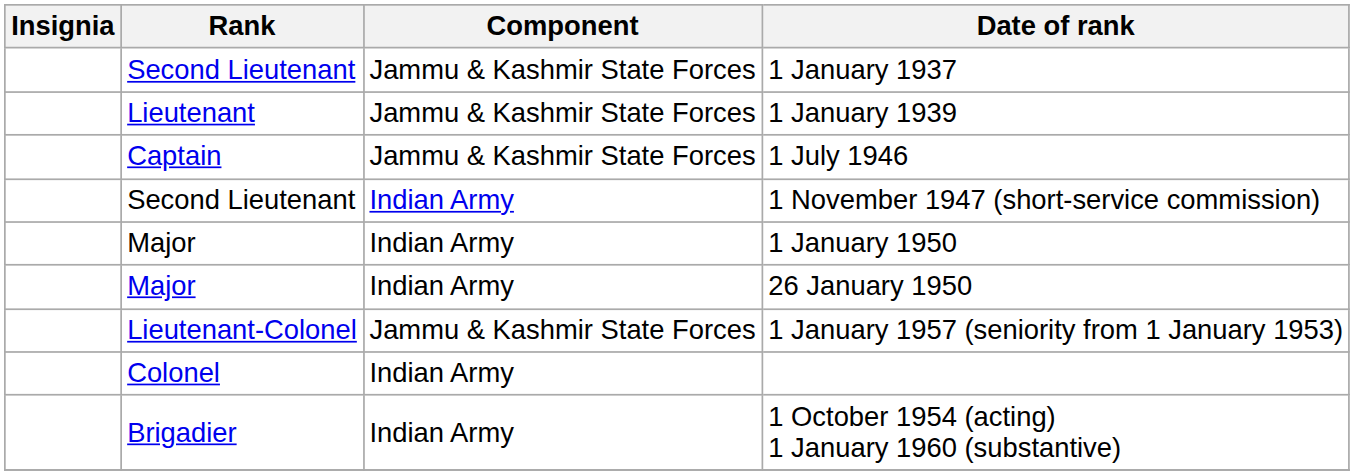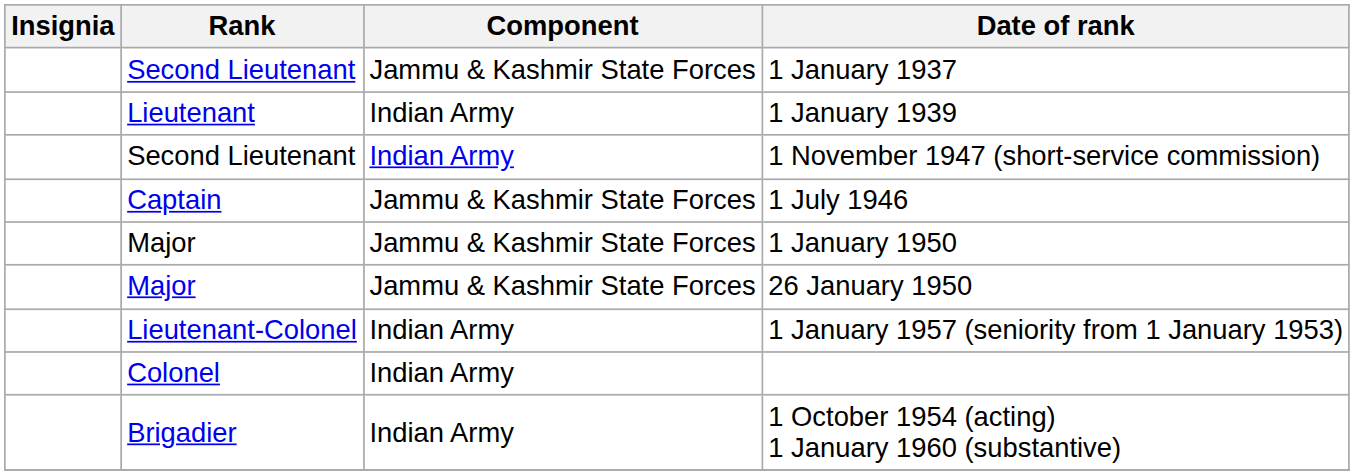(563, 112) Jammu & Kashmir State Forces -> (442, 112) Indian Army
rows swapped: (174, 156) <-> (241, 199)
(442, 243) Indian Army -> (563, 243) Jammu & Kashmir State Forces
(442, 286) Indian Army -> (563, 286) Jammu & Kashmir State Forces
(563, 329) Jammu & Kashmir State Forces -> (442, 329) Indian Army
